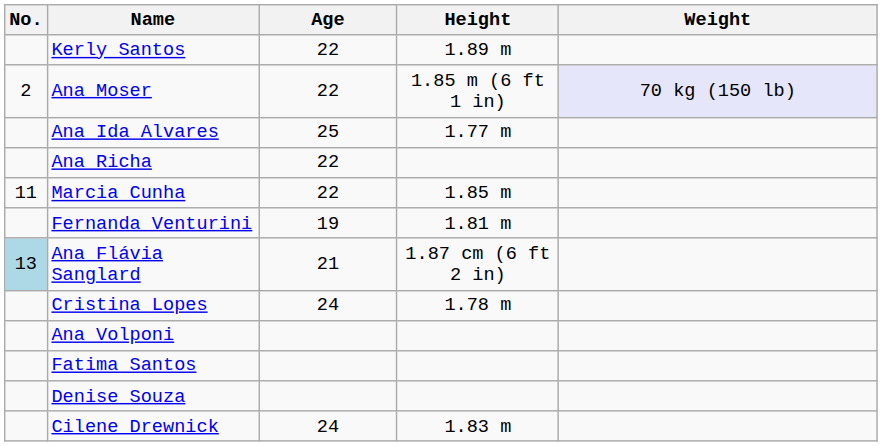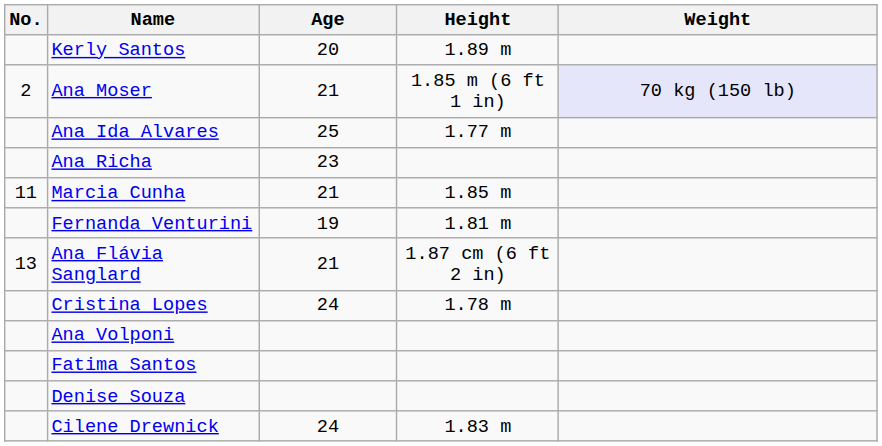(328, 50) 22 -> (328, 50) 20
(328, 91) 22 -> (328, 91) 21
(328, 163) 22 -> (328, 163) 23
(328, 193) 22 -> (328, 193) 21
(26, 264) lightblue background -> (26, 264) no background
